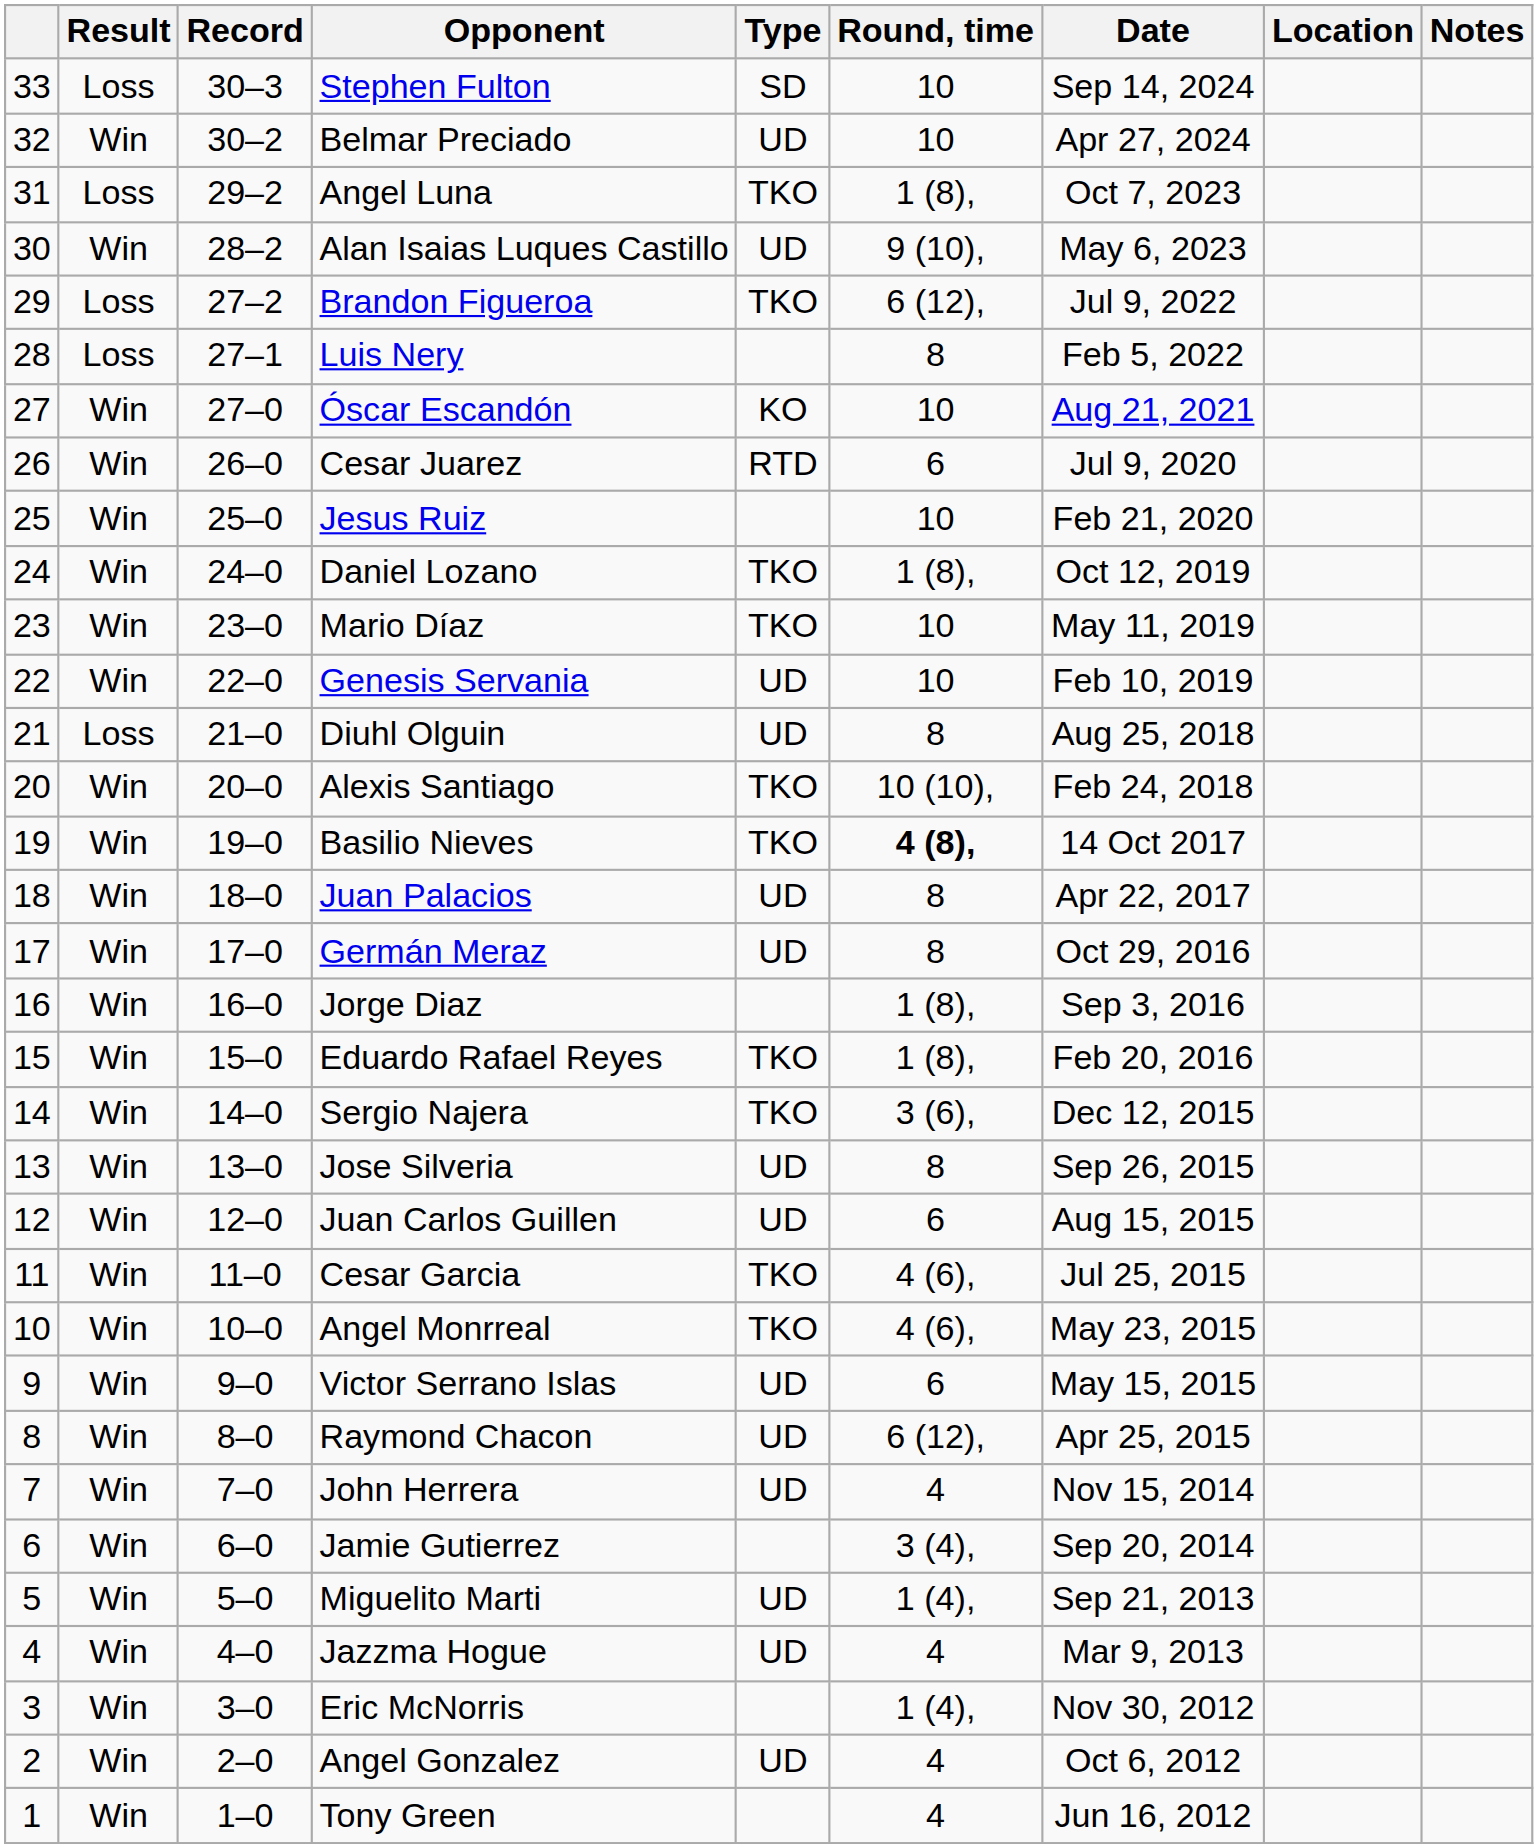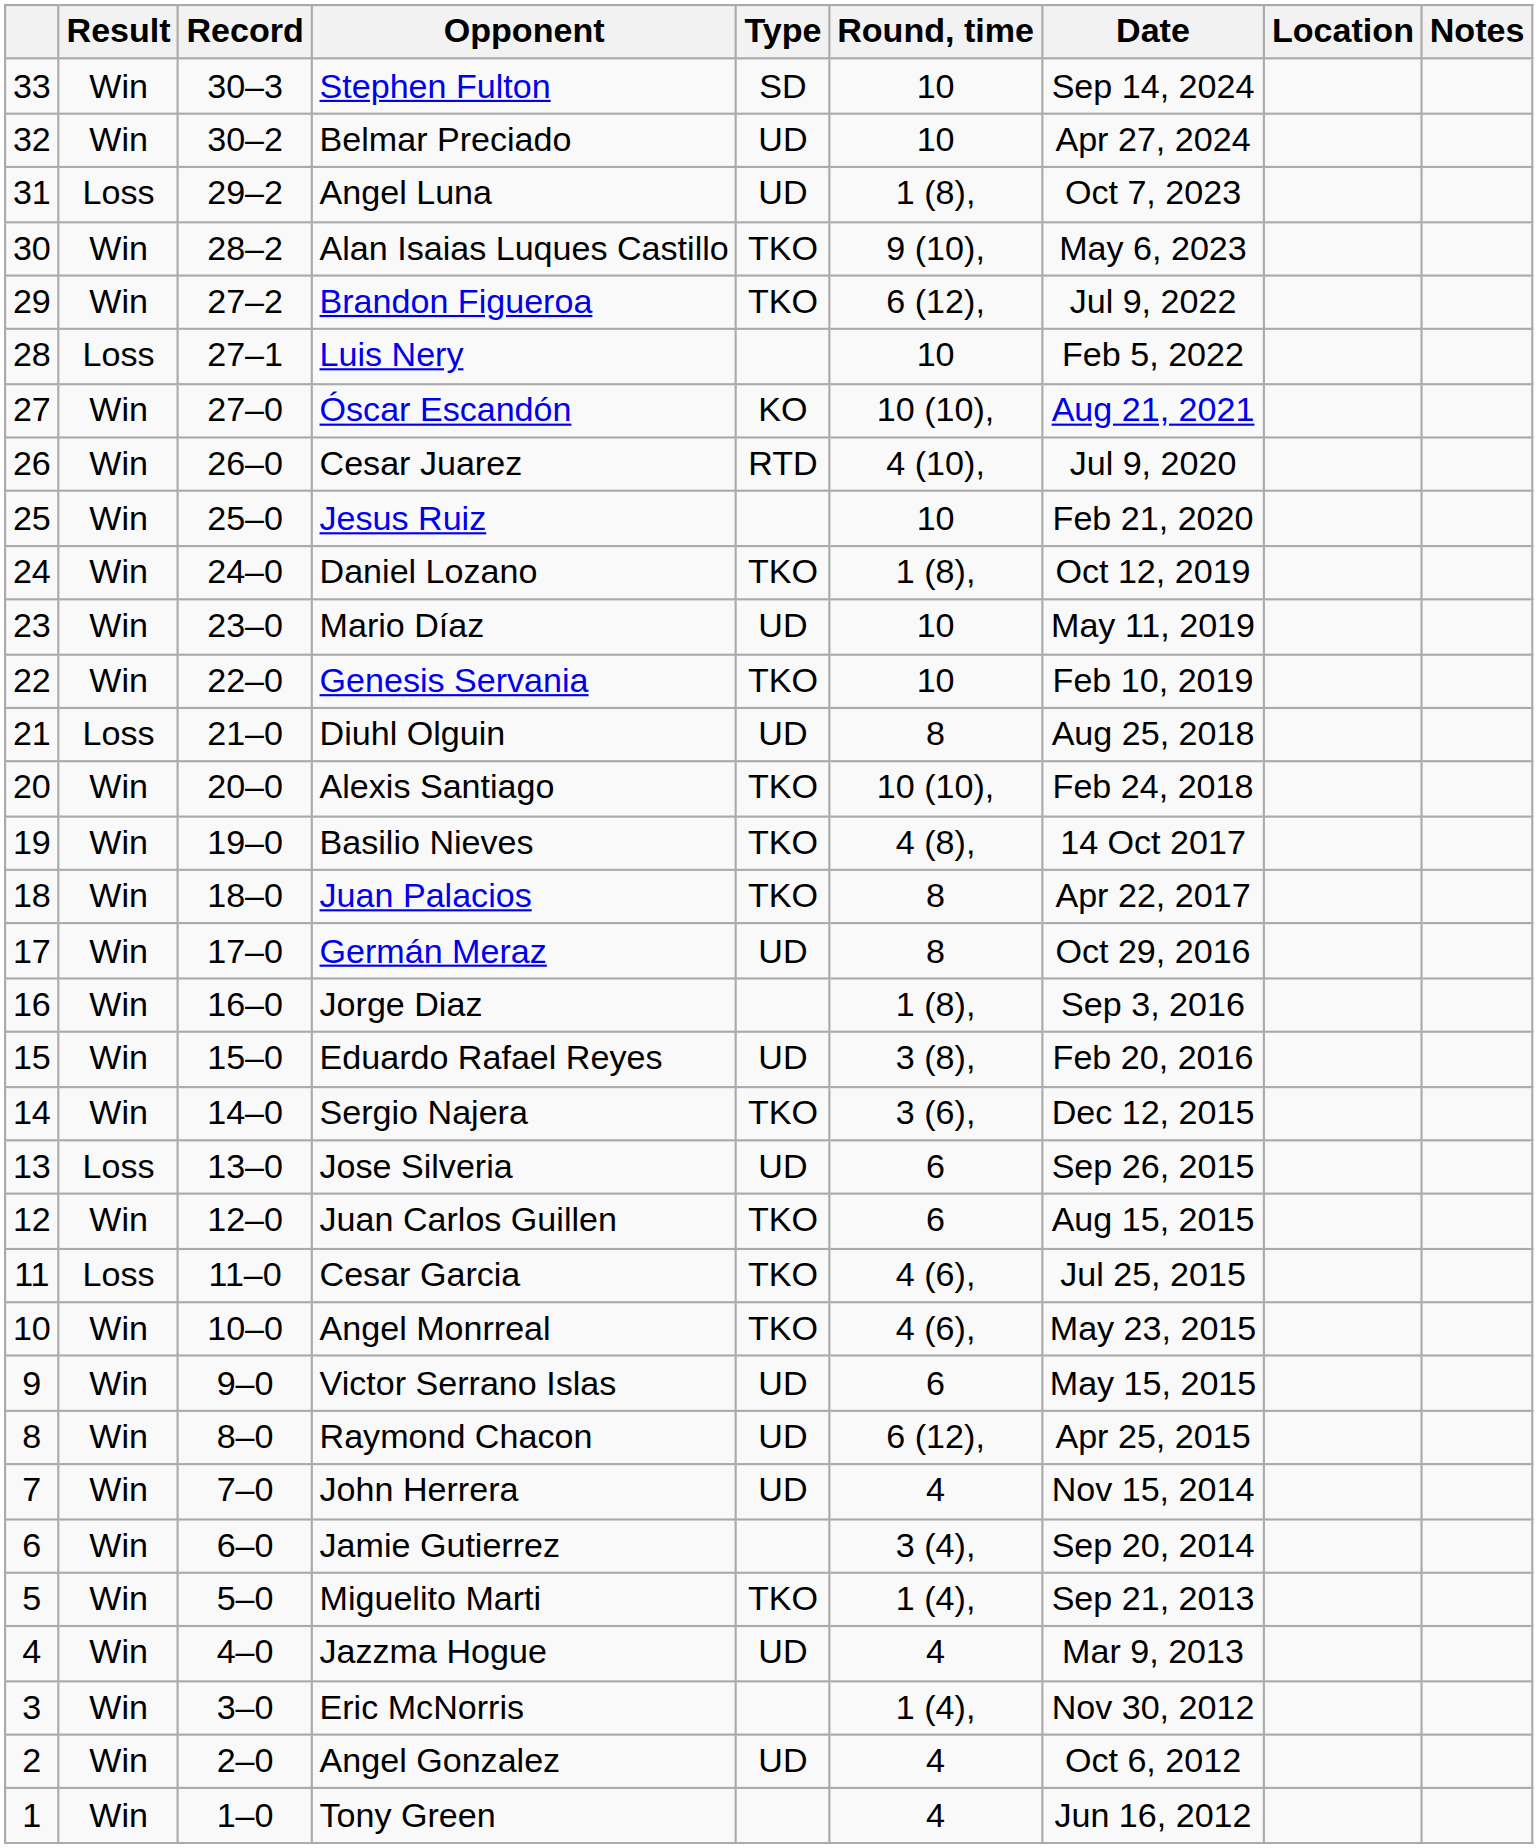(119, 85) Loss -> (119, 85) Win
(783, 193) TKO -> (783, 193) UD
(783, 247) UD -> (783, 247) TKO
(119, 301) Loss -> (119, 301) Win
(936, 355) 8 -> (936, 355) 10
(936, 409) 10 -> (936, 409) 10 (10),
(936, 463) 6 -> (936, 463) 4 (10),
(783, 626) TKO -> (783, 626) UD
(783, 680) UD -> (783, 680) TKO
(936, 842) bold -> (936, 842) normal
(783, 896) UD -> (783, 896) TKO
(783, 1058) TKO -> (783, 1058) UD
(936, 1058) 1 (8), -> (936, 1058) 3 (8),
(119, 1166) Win -> (119, 1166) Loss
(936, 1166) 8 -> (936, 1166) 6
(783, 1220) UD -> (783, 1220) TKO
(119, 1274) Win -> (119, 1274) Loss
(783, 1598) UD -> (783, 1598) TKO
